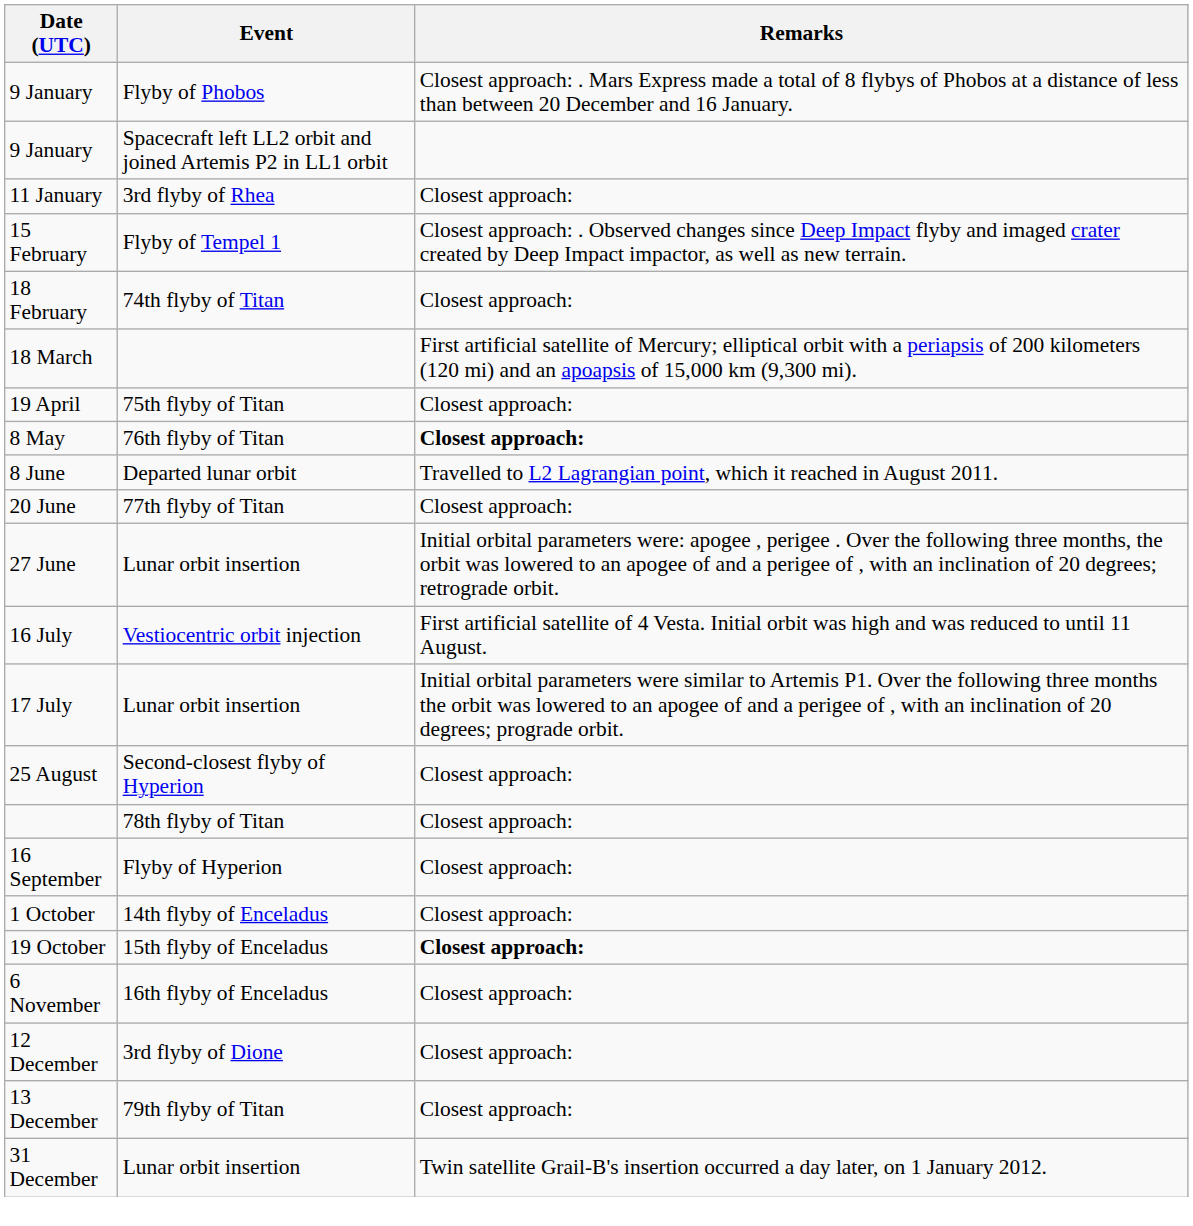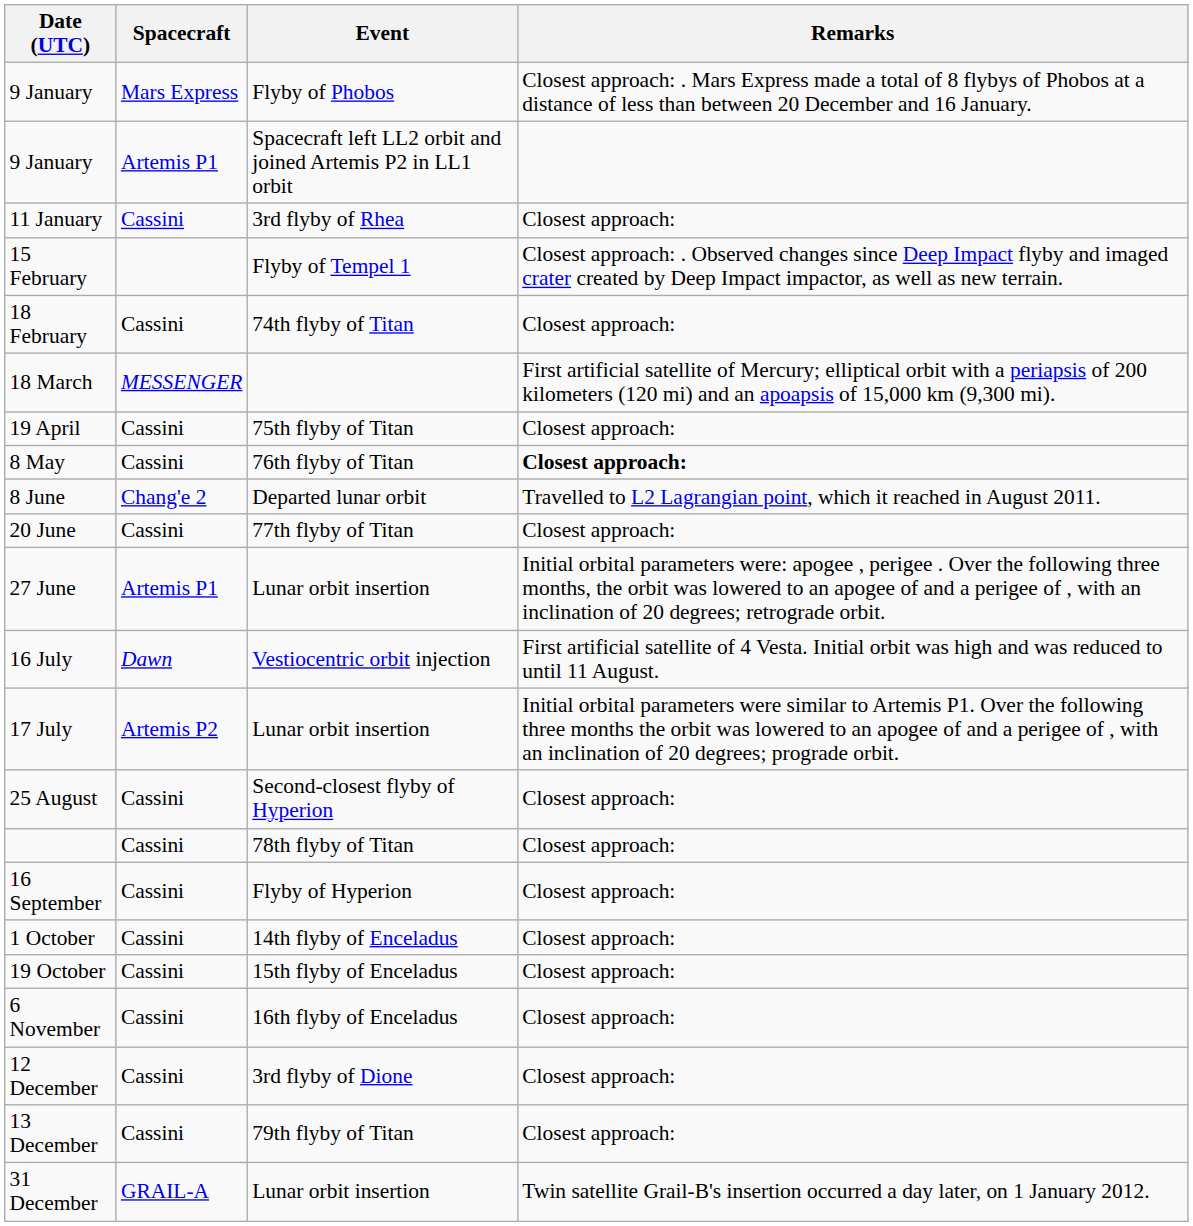+ column: (182, 33)
(502, 947) bold -> (599, 971) normal
